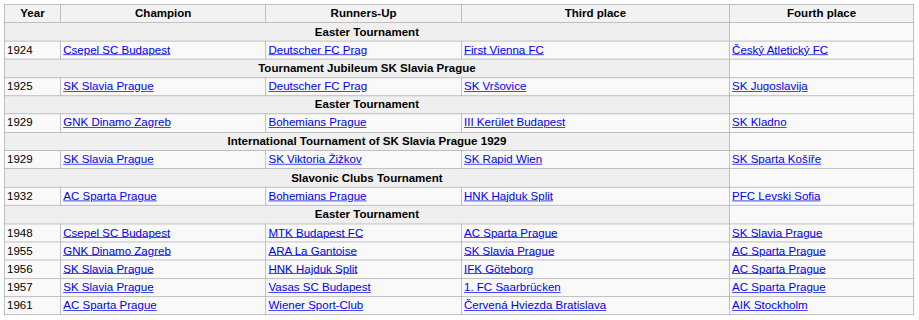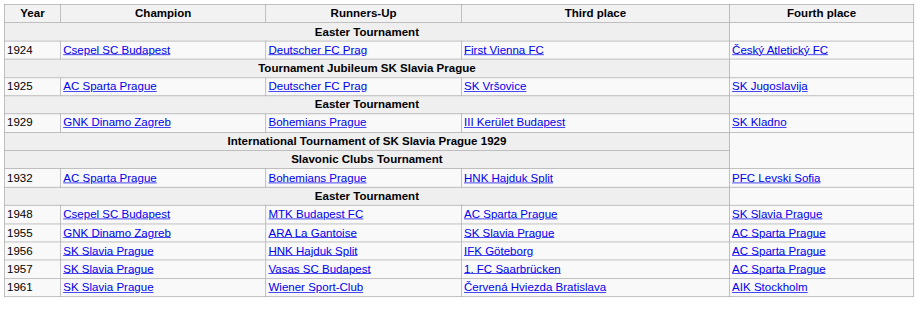(108, 86) SK Slavia Prague -> (110, 86) AC Sparta Prague
- row: (20, 159)
(110, 305) AC Sparta Prague -> (108, 287) SK Slavia Prague
